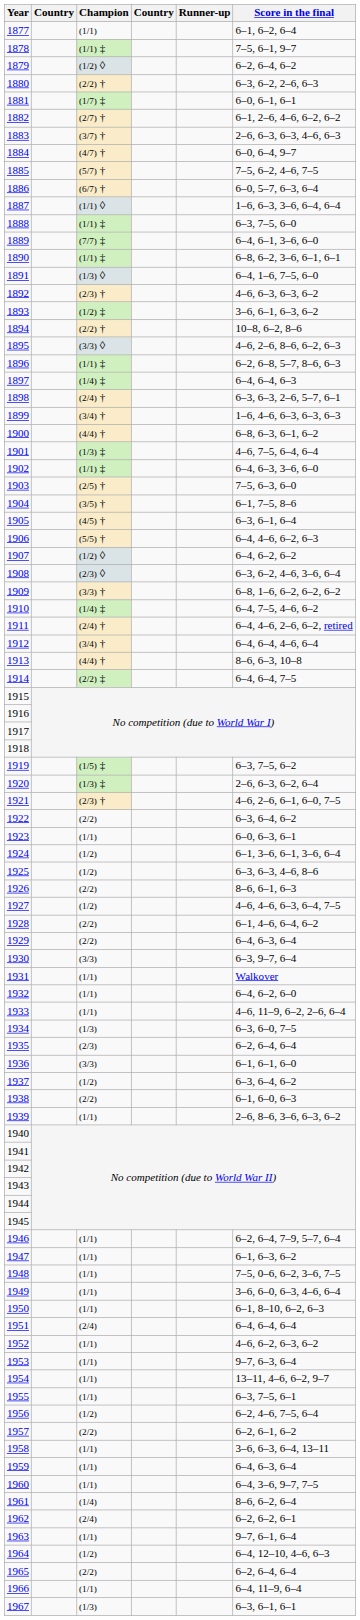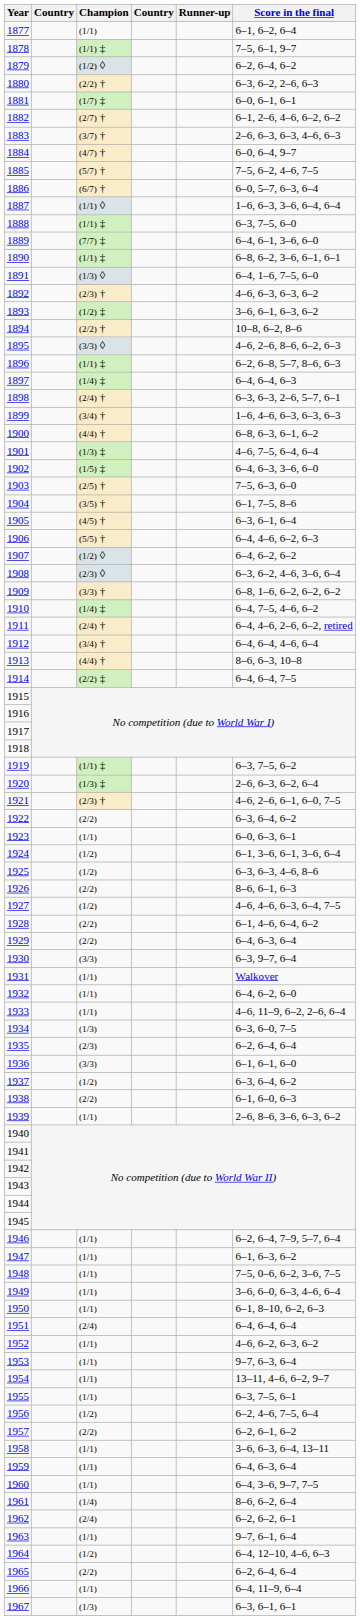(92, 468) (1/1) ‡ -> (92, 468) (1/5) ‡
(92, 766) (1/5) ‡ -> (92, 766) (1/1) ‡
